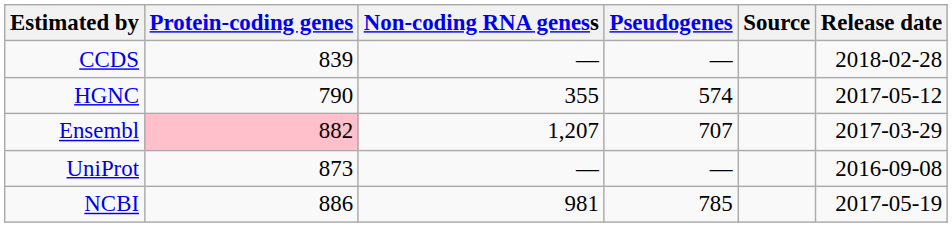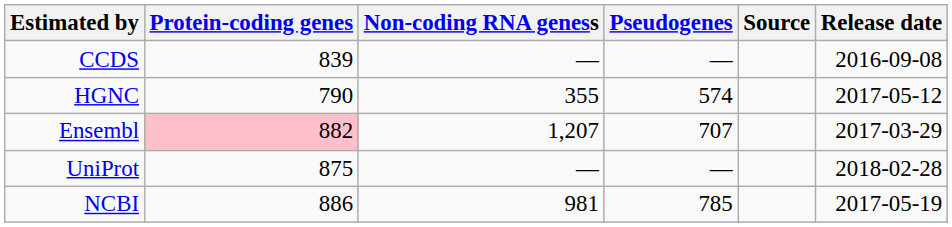(889, 58) 2018-02-28 -> (889, 58) 2016-09-08
(336, 167) 873 -> (336, 167) 875
(889, 167) 2016-09-08 -> (889, 167) 2018-02-28
